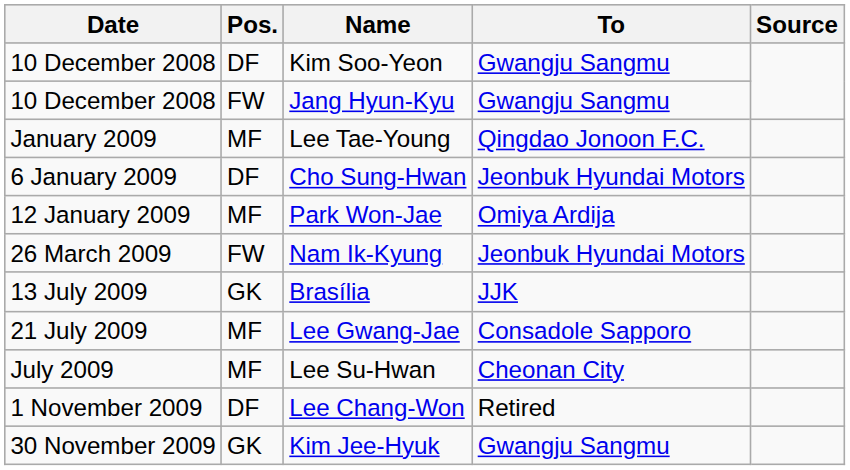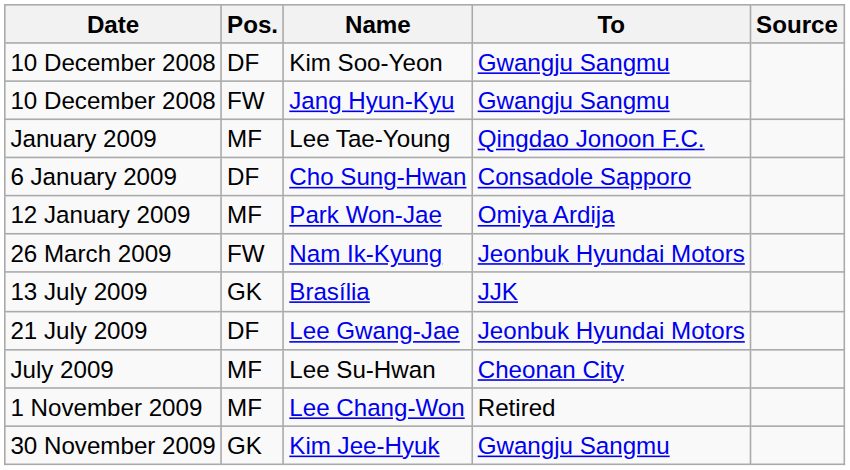(611, 177) Jeonbuk Hyundai Motors -> (584, 177) Consadole Sapporo
(244, 330) MF -> (243, 330) DF
(584, 330) Consadole Sapporo -> (611, 330) Jeonbuk Hyundai Motors
(243, 407) DF -> (244, 407) MF
